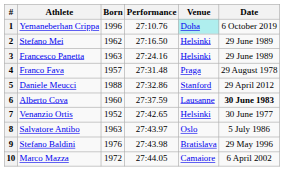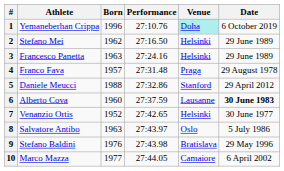(113, 159) 1972 -> (113, 159) 1977
